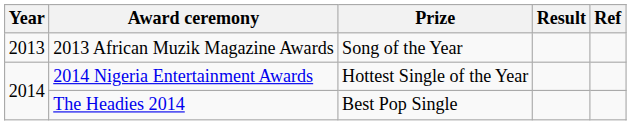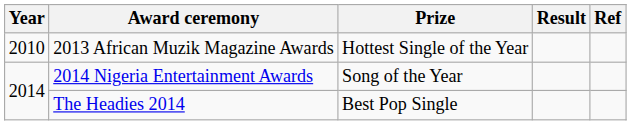(27, 47) 2013 -> (27, 47) 2010
(402, 47) Song of the Year -> (435, 47) Hottest Single of the Year
(435, 76) Hottest Single of the Year -> (402, 76) Song of the Year
